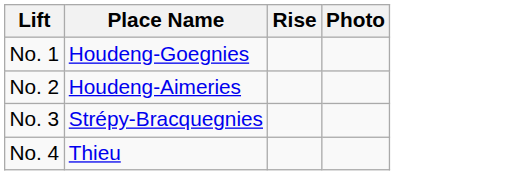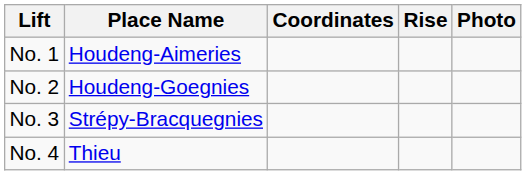+ column: (333, 20)
(159, 53) Houdeng-Goegnies -> (155, 53) Houdeng-Aimeries
(155, 86) Houdeng-Aimeries -> (159, 86) Houdeng-Goegnies
